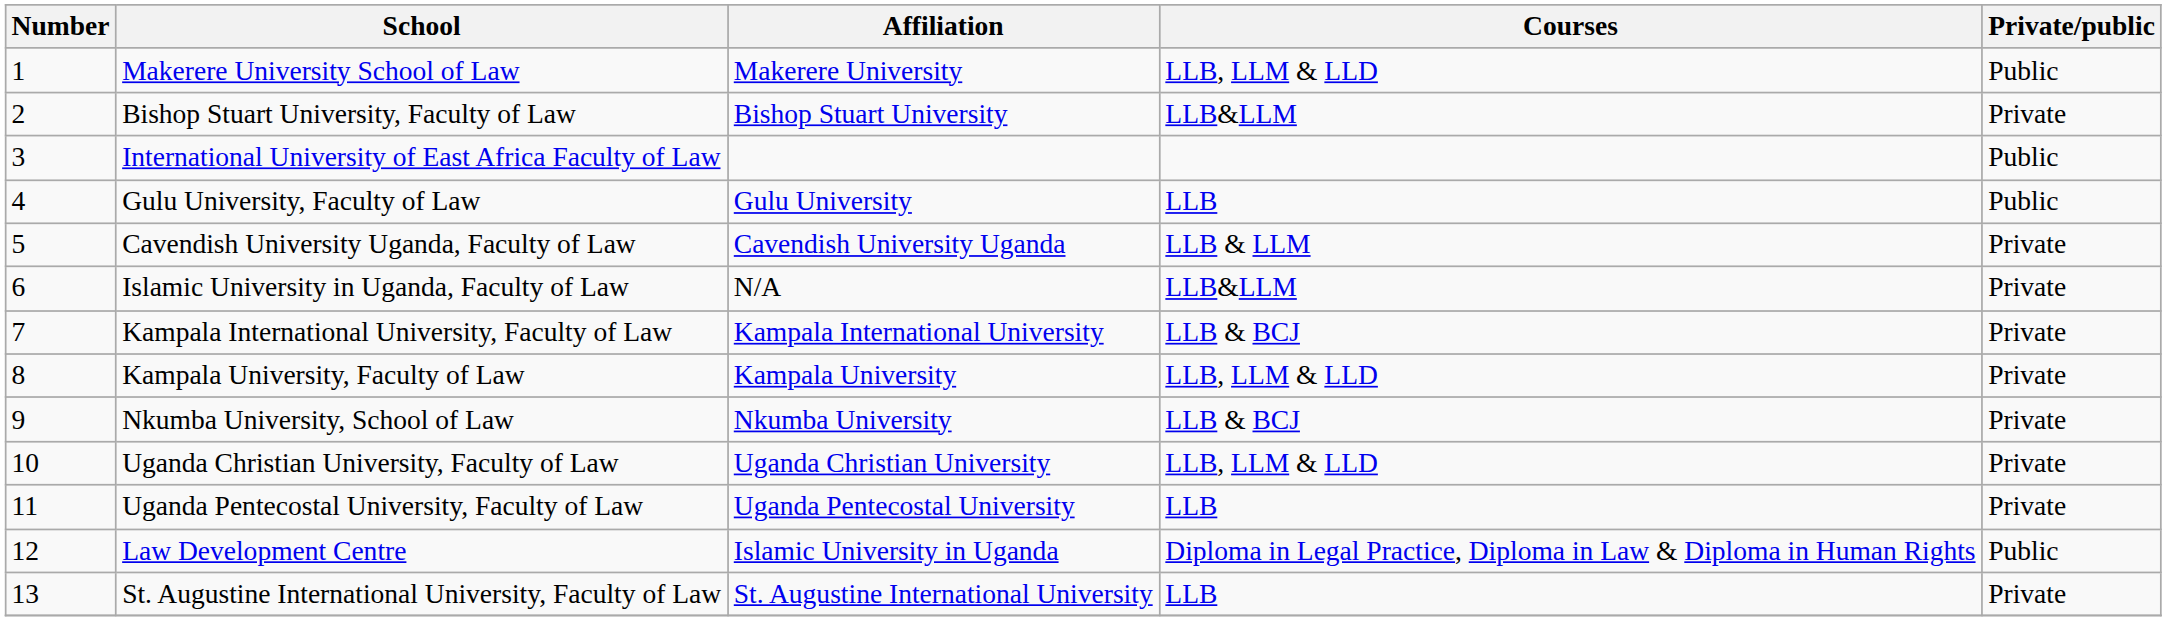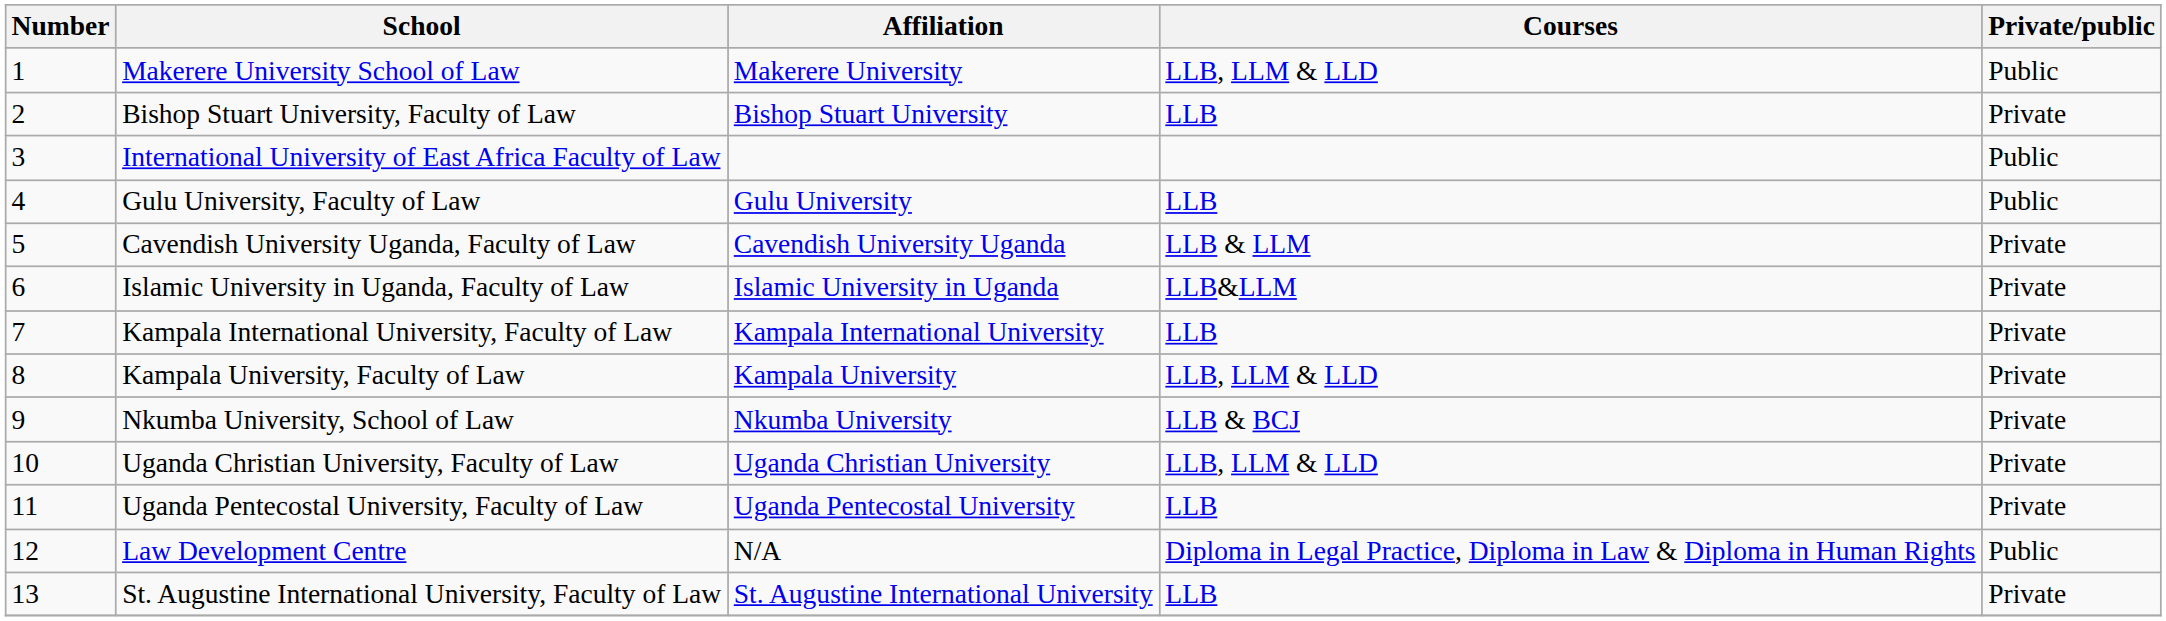(1231, 113) LLB&LLM -> (1191, 113) LLB
(757, 288) N/A -> (896, 288) Islamic University in Uganda
(1233, 331) LLB & BCJ -> (1191, 331) LLB
(896, 550) Islamic University in Uganda -> (757, 550) N/A
